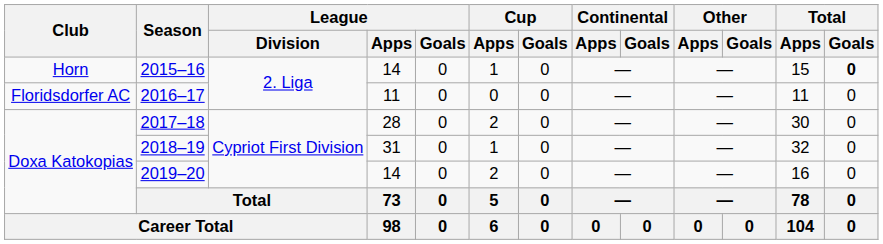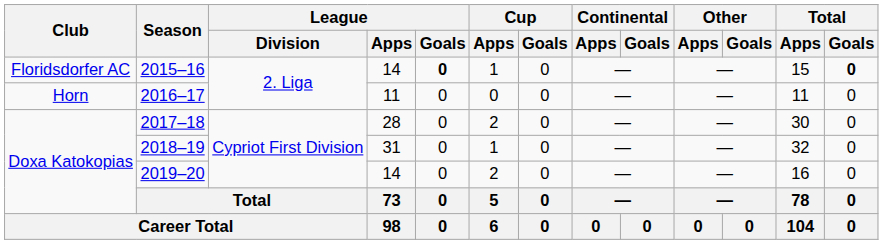(71, 69) Horn -> (71, 69) Floridsdorfer AC
(443, 69) normal -> (443, 69) bold
(71, 95) Floridsdorfer AC -> (71, 95) Horn
